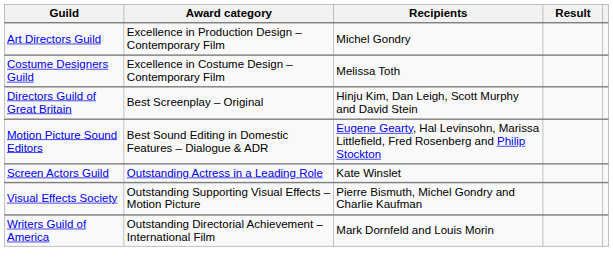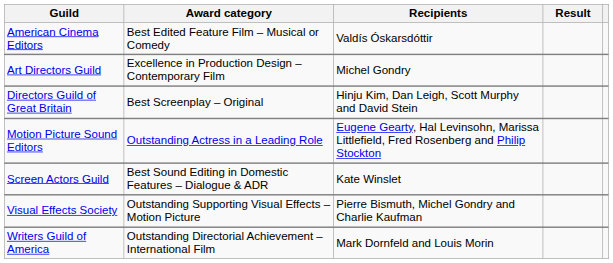+ row: (53, 38)
- row: (58, 71)
(208, 141) Best Sound Editing in Domestic Features – Dialogue & ADR -> (225, 140) Outstanding Actress in a Leading Role
(225, 173) Outstanding Actress in a Leading Role -> (208, 179) Best Sound Editing in Domestic Features – Dialogue & ADR
